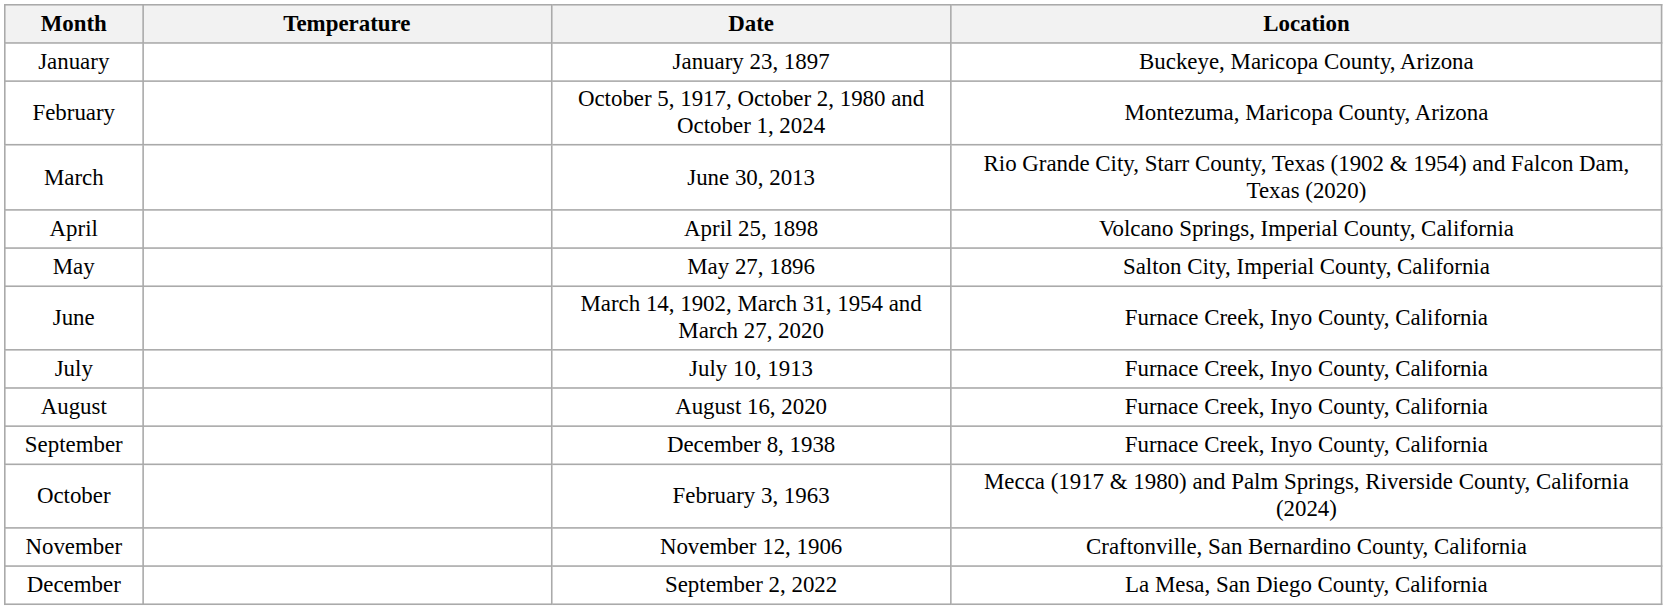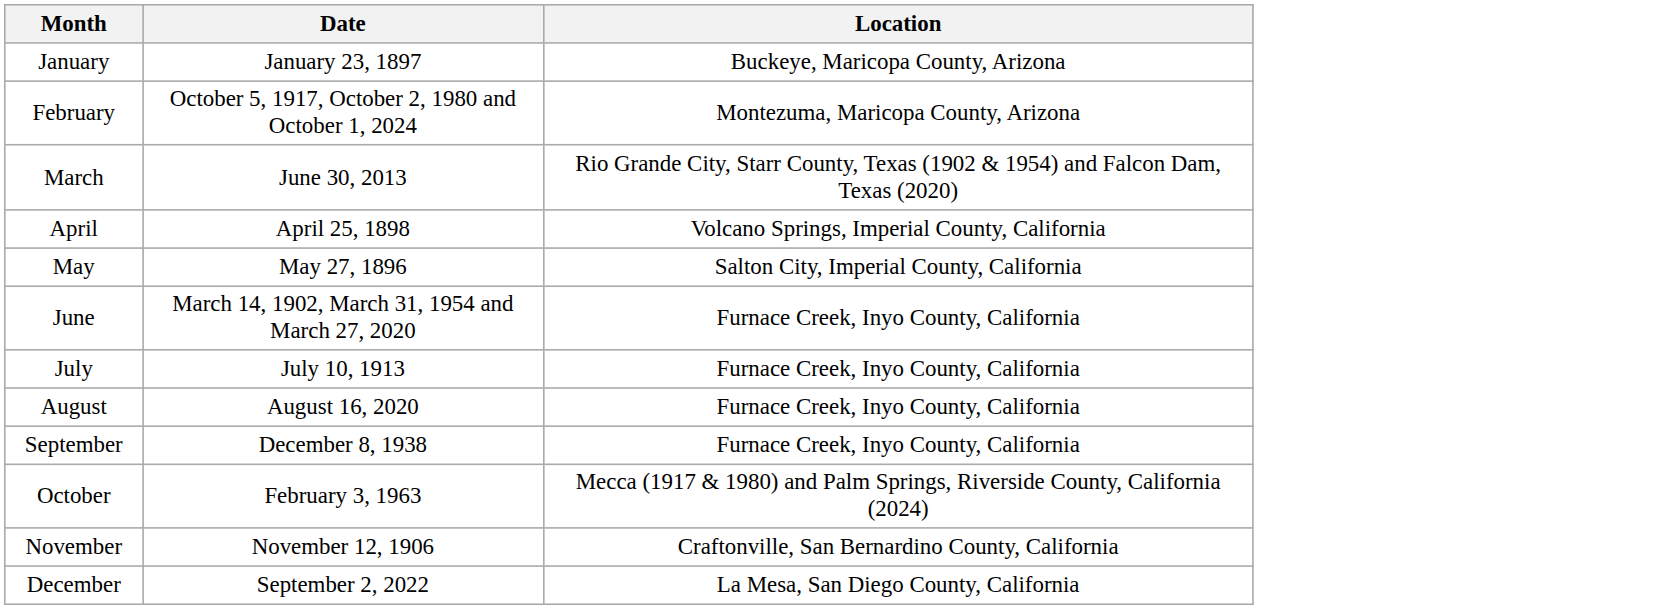- column: (347, 23)
